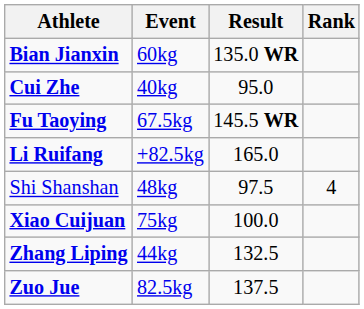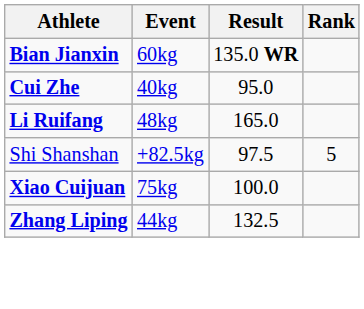- row: (58, 121)
(170, 154) +82.5kg -> (157, 121) 48kg
(157, 187) 48kg -> (170, 154) +82.5kg
(331, 187) 4 -> (331, 154) 5
- row: (44, 287)
